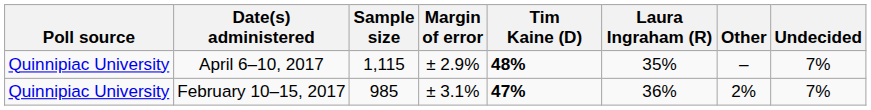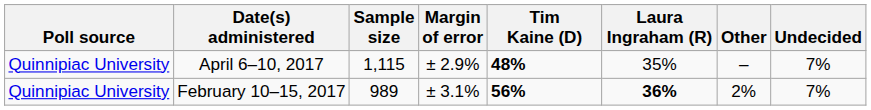(384, 91) 985 -> (384, 91) 989
(508, 91) 47% -> (508, 91) 56%
(660, 91) normal -> (660, 91) bold
